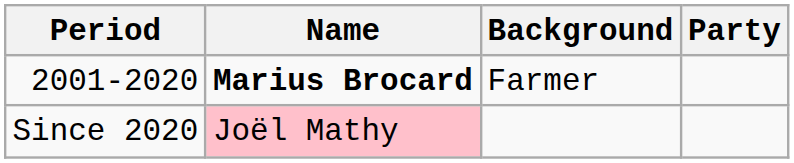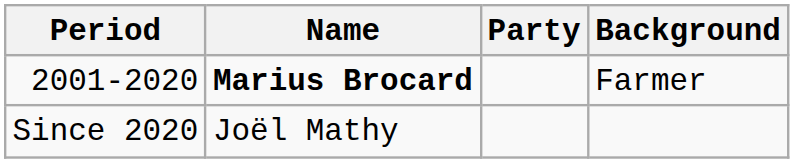columns swapped: (734, 30) <-> (580, 30)
(306, 131) pink background -> (306, 131) no background
